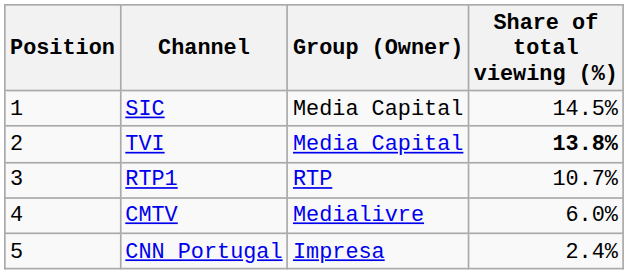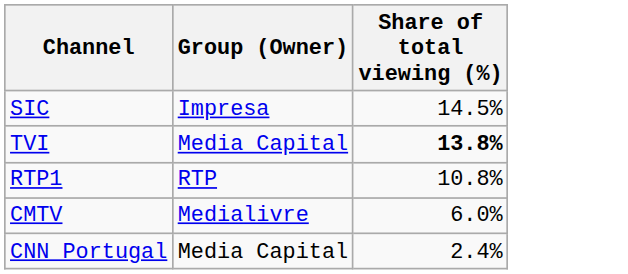- column: (62, 48)
(378, 109) Media Capital -> (224, 109) Impresa
(585, 180) 10.7% -> (470, 180) 10.8%
(339, 251) Impresa -> (263, 251) Media Capital
